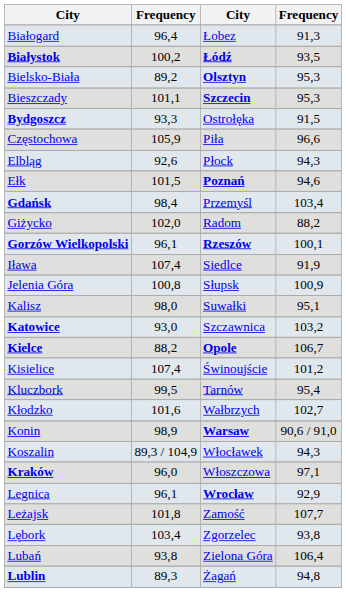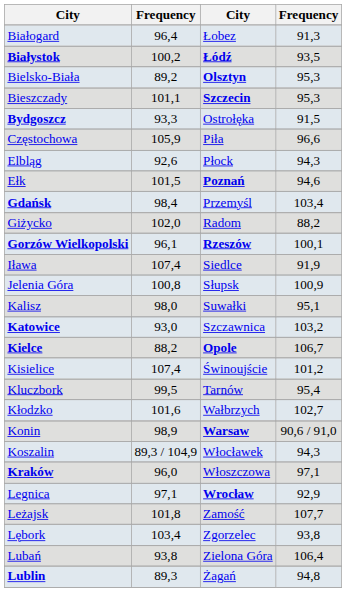(166, 493) 96,1 -> (166, 493) 97,1
